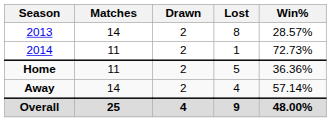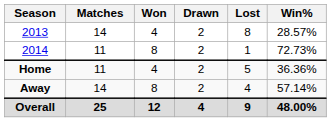+ column: (154, 13)
